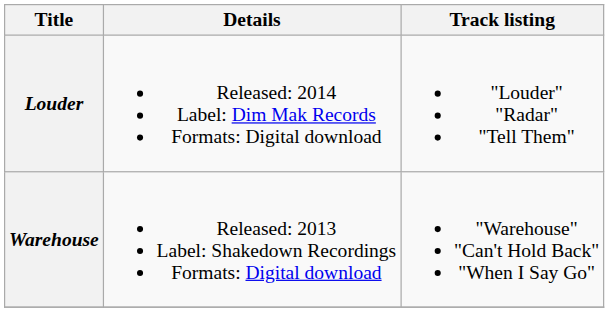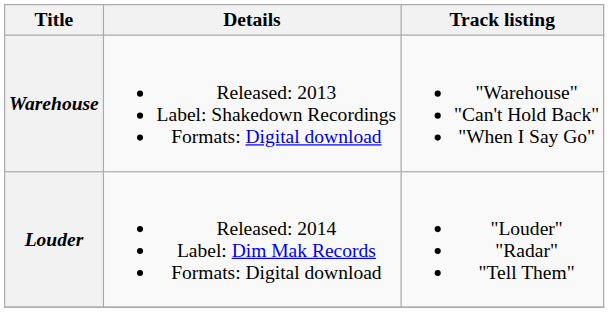rows swapped: (54, 239) <-> (54, 103)
